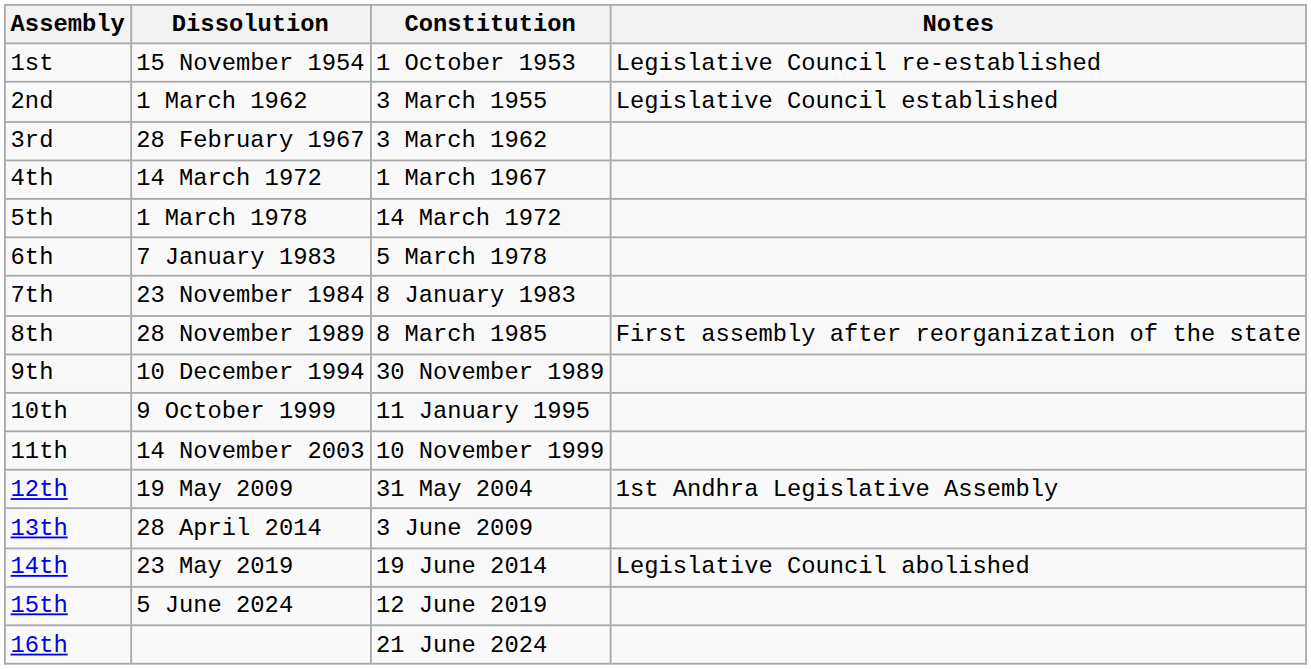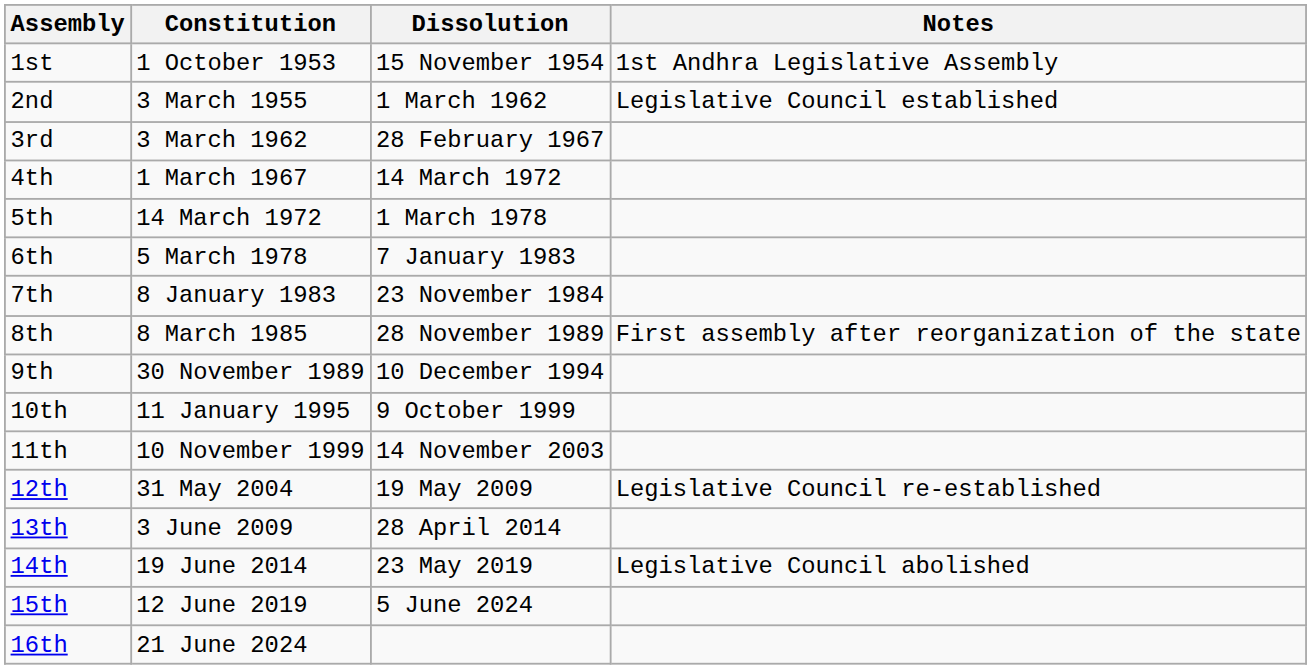columns swapped: (490, 24) <-> (250, 24)
(858, 63) Legislative Council re-established -> (837, 63) 1st Andhra Legislative Assembly
(837, 490) 1st Andhra Legislative Assembly -> (858, 490) Legislative Council re-established
